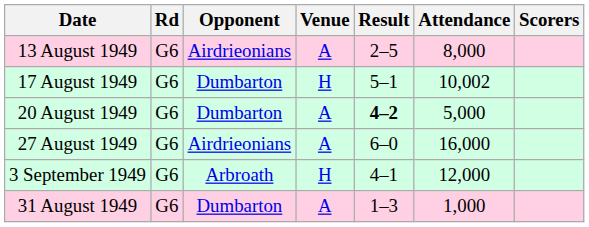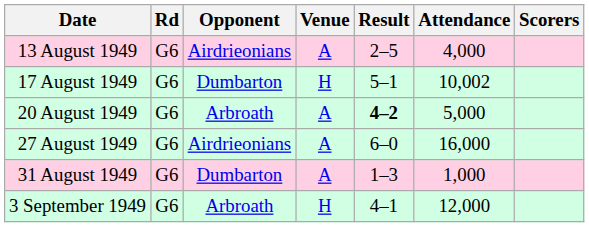(464, 51) 8,000 -> (464, 51) 4,000
(239, 113) Dumbarton -> (239, 113) Arbroath
rows swapped: (78, 206) <-> (78, 175)
